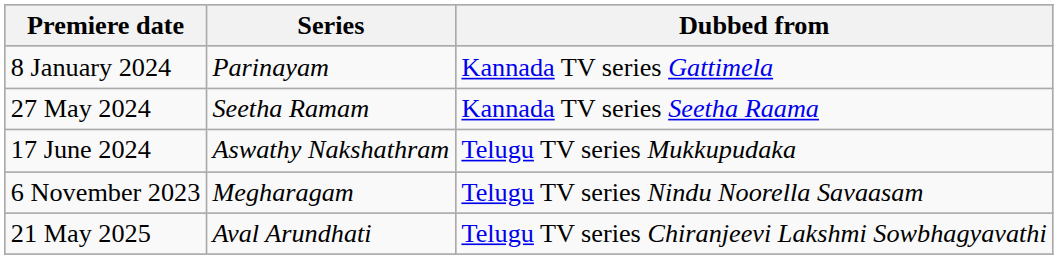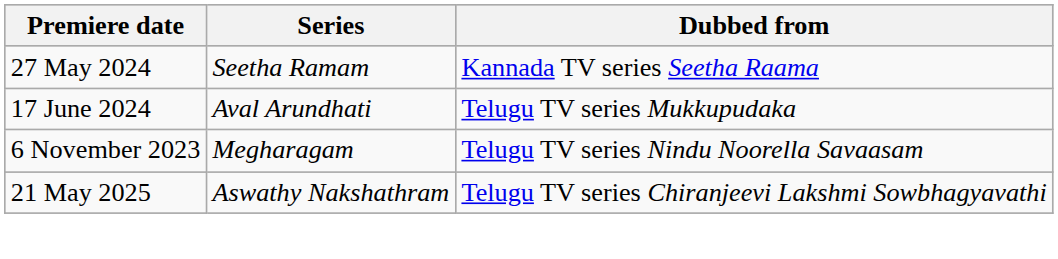- row: (91, 66)
(331, 150) Aswathy Nakshathram -> (292, 108) Aval Arundhati
(292, 233) Aval Arundhati -> (331, 191) Aswathy Nakshathram
